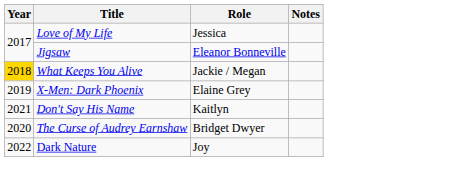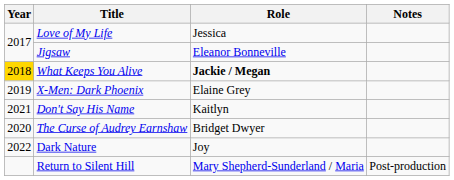(229, 71) normal -> (232, 71) bold
+ row: (86, 166)
